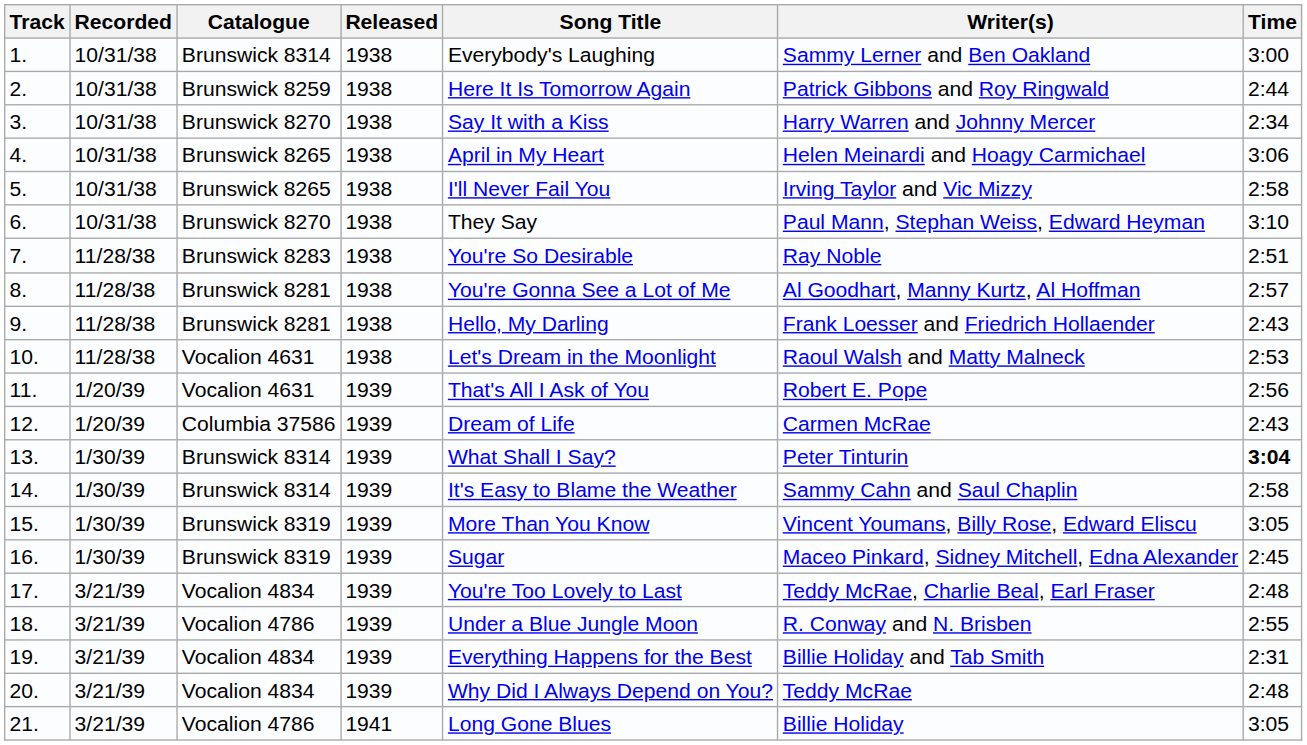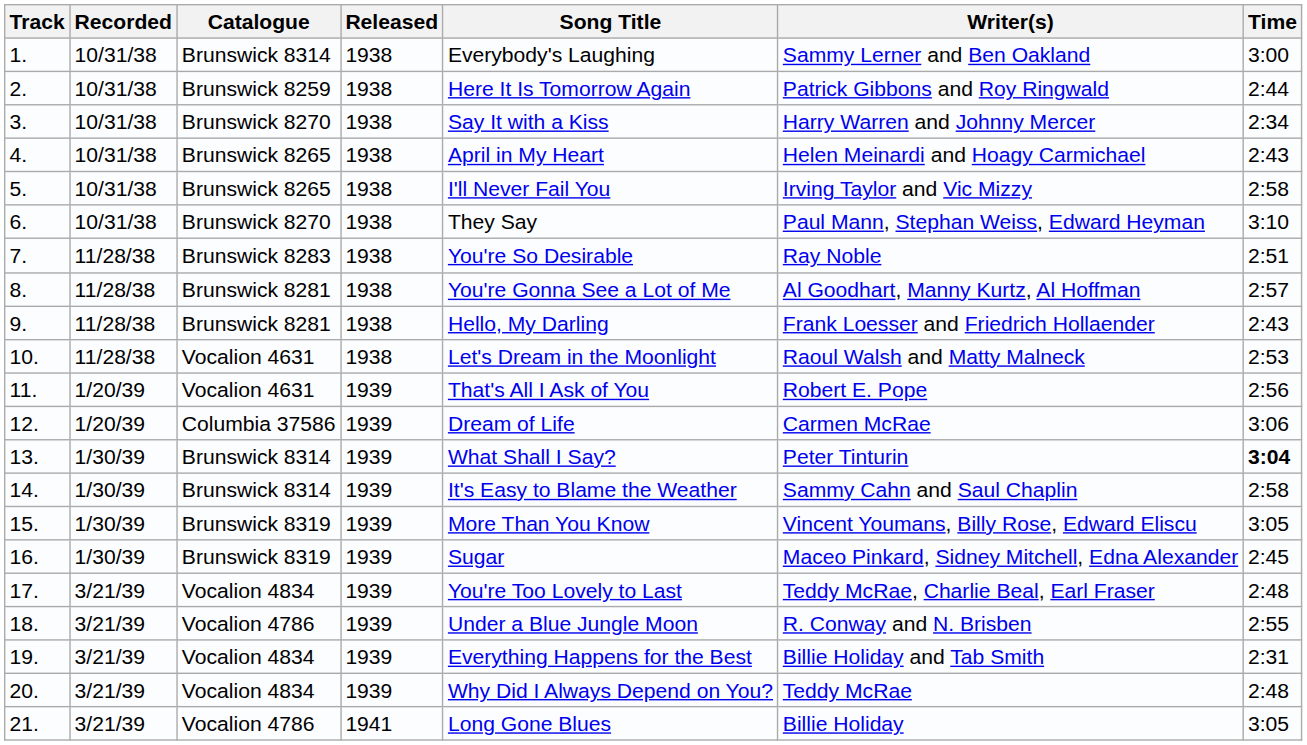(1269, 155) 3:06 -> (1269, 155) 2:43
(1269, 423) 2:43 -> (1269, 423) 3:06
